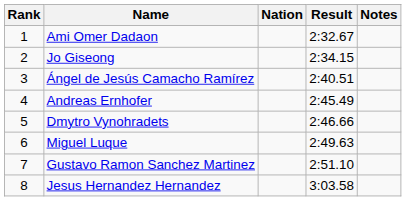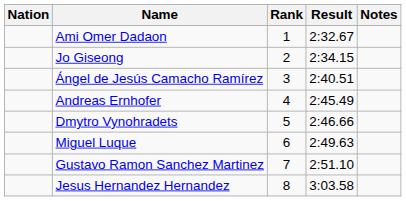columns swapped: (24, 15) <-> (282, 15)
